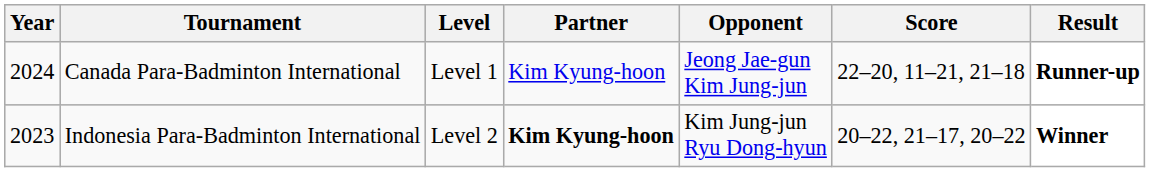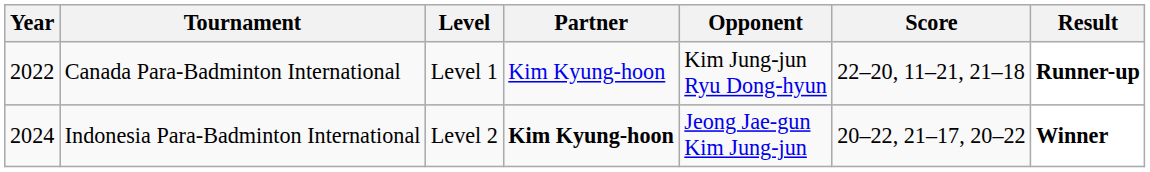(32, 72) 2024 -> (32, 72) 2022
(747, 72) Jeong Jae-gun Kim Jung-jun -> (756, 72) Kim Jung-jun Ryu Dong-hyun
(32, 135) 2023 -> (32, 135) 2024
(756, 135) Kim Jung-jun Ryu Dong-hyun -> (747, 135) Jeong Jae-gun Kim Jung-jun
